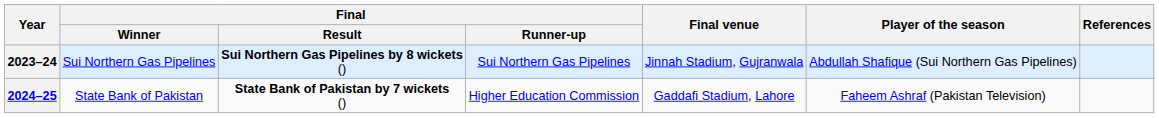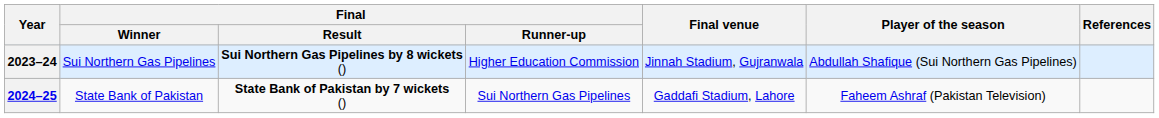(554, 62) Sui Northern Gas Pipelines -> (554, 62) Higher Education Commission
(554, 96) Higher Education Commission -> (554, 96) Sui Northern Gas Pipelines
